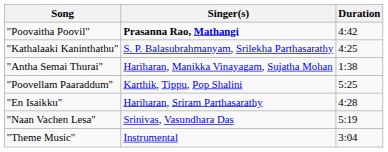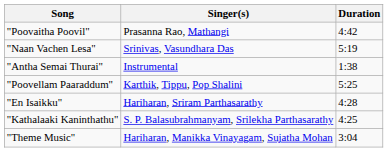(181, 31) bold -> (176, 31) normal
rows swapped: (63, 49) <-> (51, 120)
(228, 66) Hariharan, Manikka Vinayagam, Sujatha Mohan -> (151, 66) Instrumental
(151, 138) Instrumental -> (228, 138) Hariharan, Manikka Vinayagam, Sujatha Mohan
